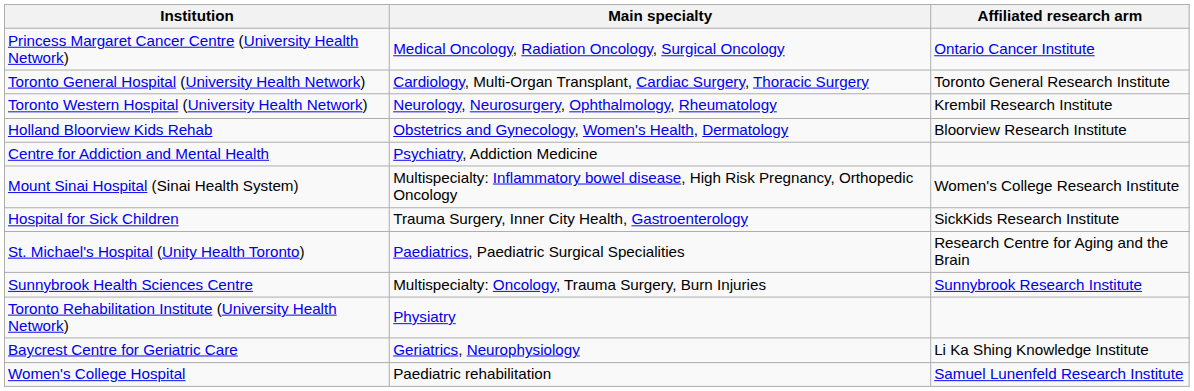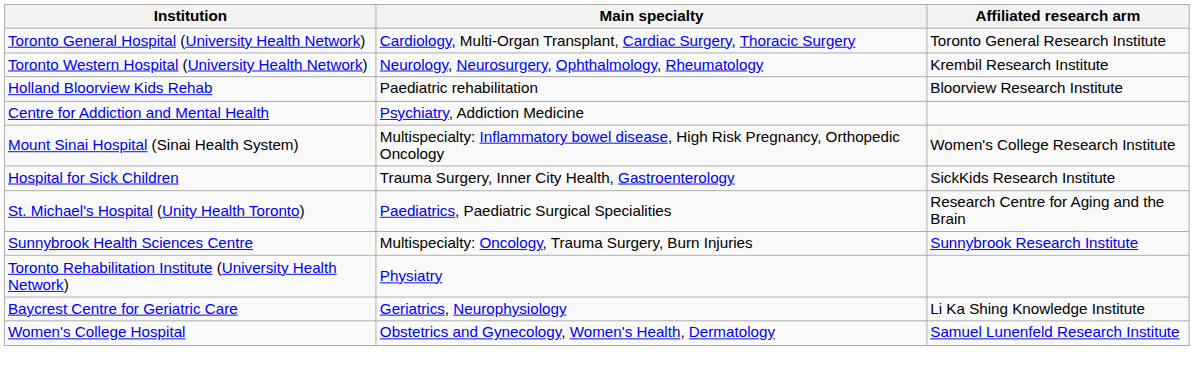- row: (183, 49)
(591, 130) Obstetrics and Gynecology, Women's Health, Dermatology -> (459, 88) Paediatric rehabilitation
(472, 374) Paediatric rehabilitation -> (577, 333) Obstetrics and Gynecology, Women's Health, Dermatology
